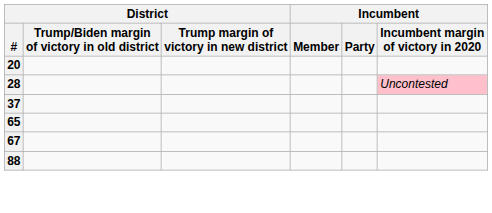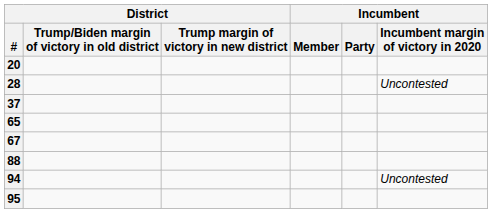(414, 84) pink background -> (414, 84) no background
+ row: (14, 179)
+ row: (14, 198)
